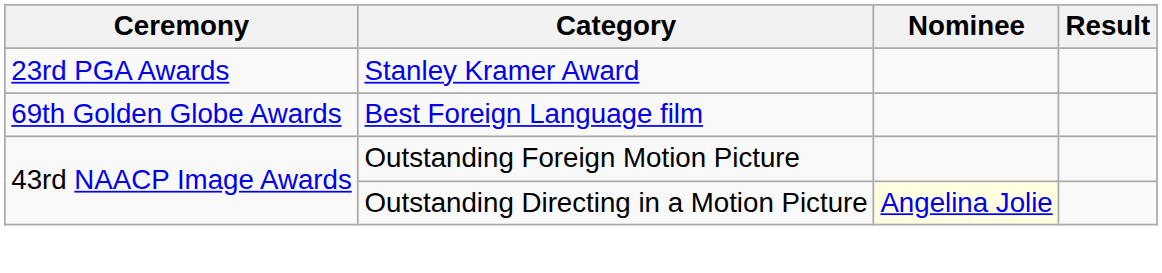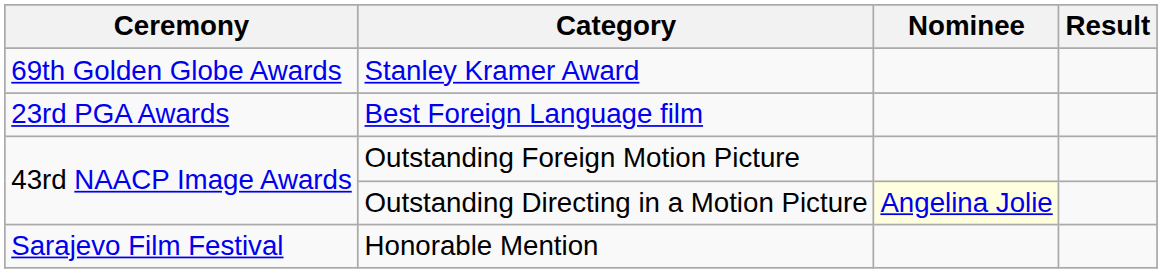(120, 70) 23rd PGA Awards -> (176, 70) 69th Golden Globe Awards
(176, 114) 69th Golden Globe Awards -> (120, 114) 23rd PGA Awards
+ row: (481, 245)
